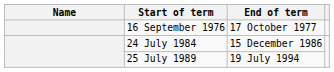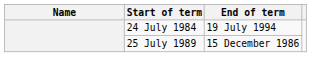- row: (176, 28)
(276, 44) 15 December 1986 -> (241, 28) 19 July 1994
(264, 59) 19 July 1994 -> (253, 44) 15 December 1986
